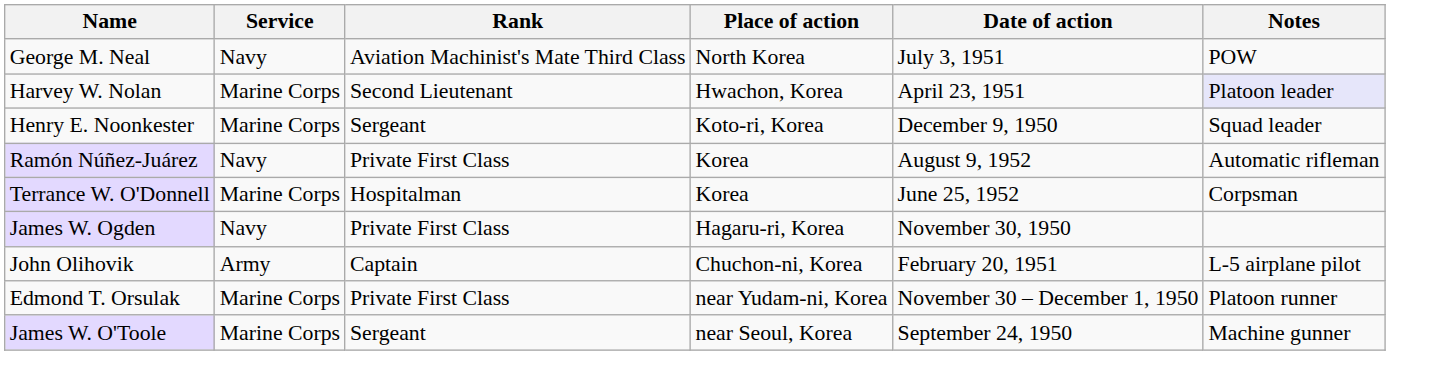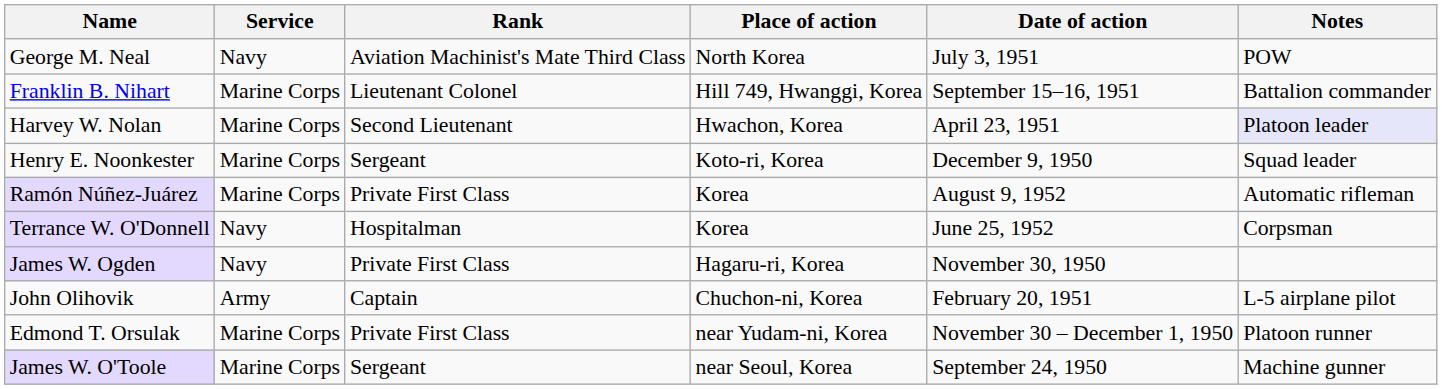+ row: (90, 90)
(243, 159) Navy -> (280, 194) Marine Corps
(280, 194) Marine Corps -> (243, 228) Navy
